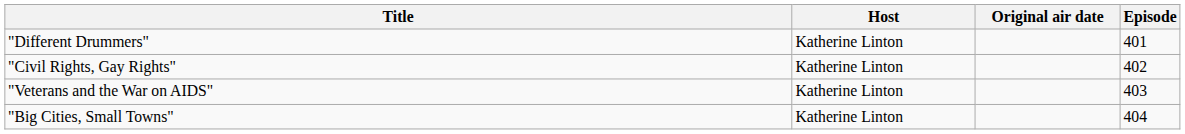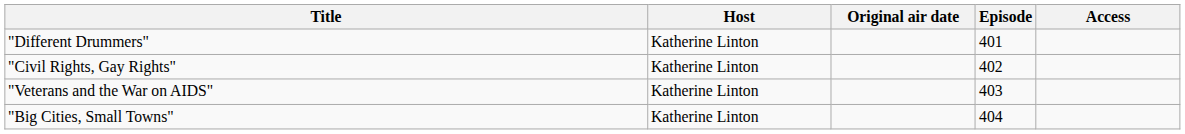+ column: (1108, 16)
